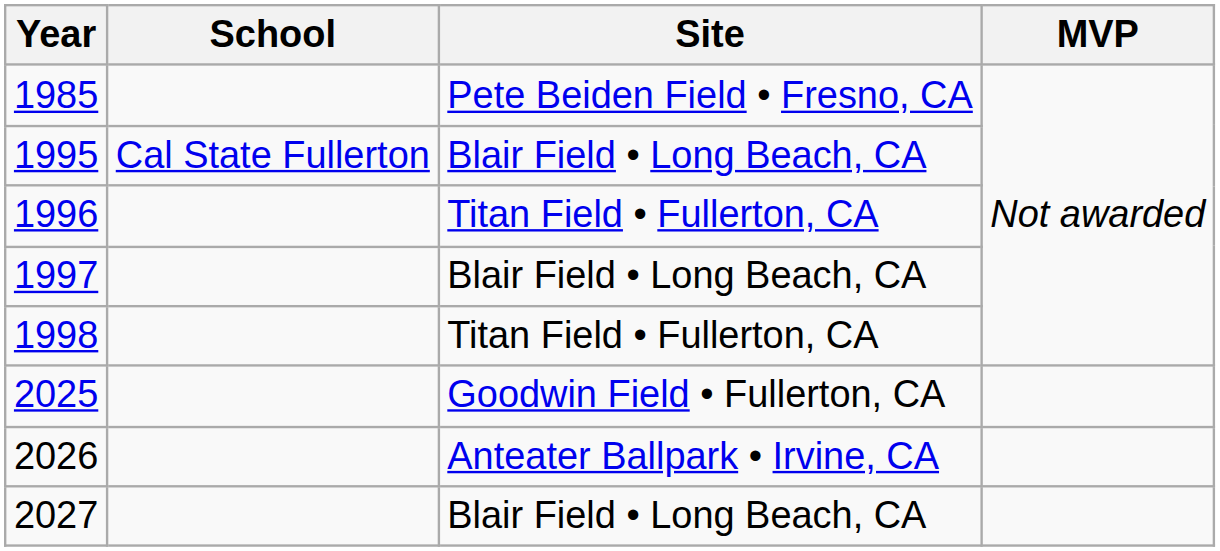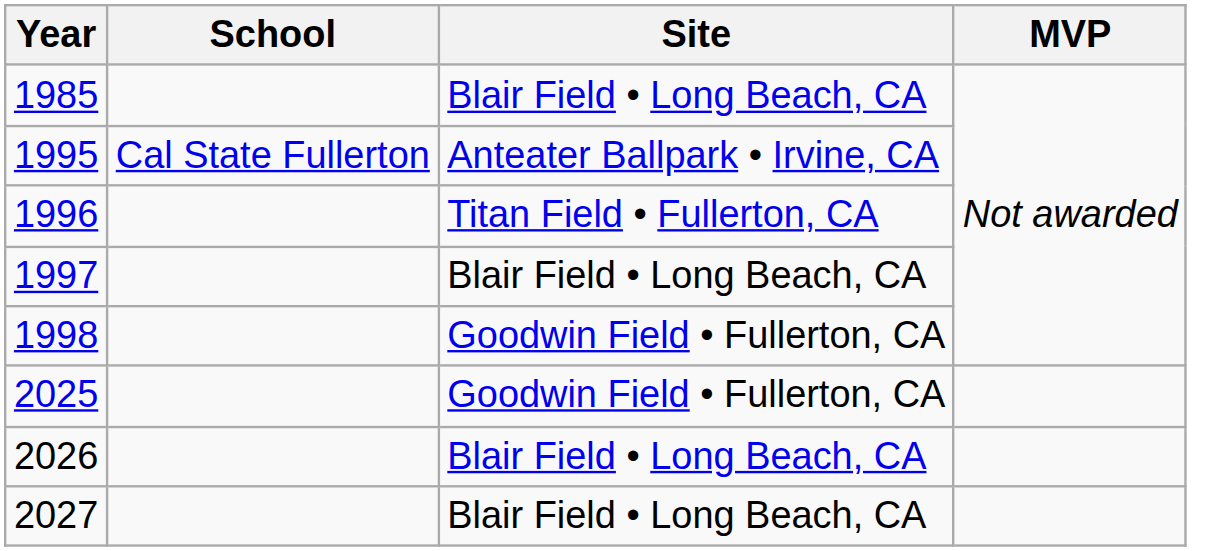(710, 94) Pete Beiden Field • Fresno, CA -> (687, 94) Blair Field • Long Beach, CA
(687, 154) Blair Field • Long Beach, CA -> (693, 154) Anteater Ballpark • Irvine, CA
(663, 335) Titan Field • Fullerton, CA -> (696, 335) Goodwin Field • Fullerton, CA
(693, 455) Anteater Ballpark • Irvine, CA -> (687, 455) Blair Field • Long Beach, CA
